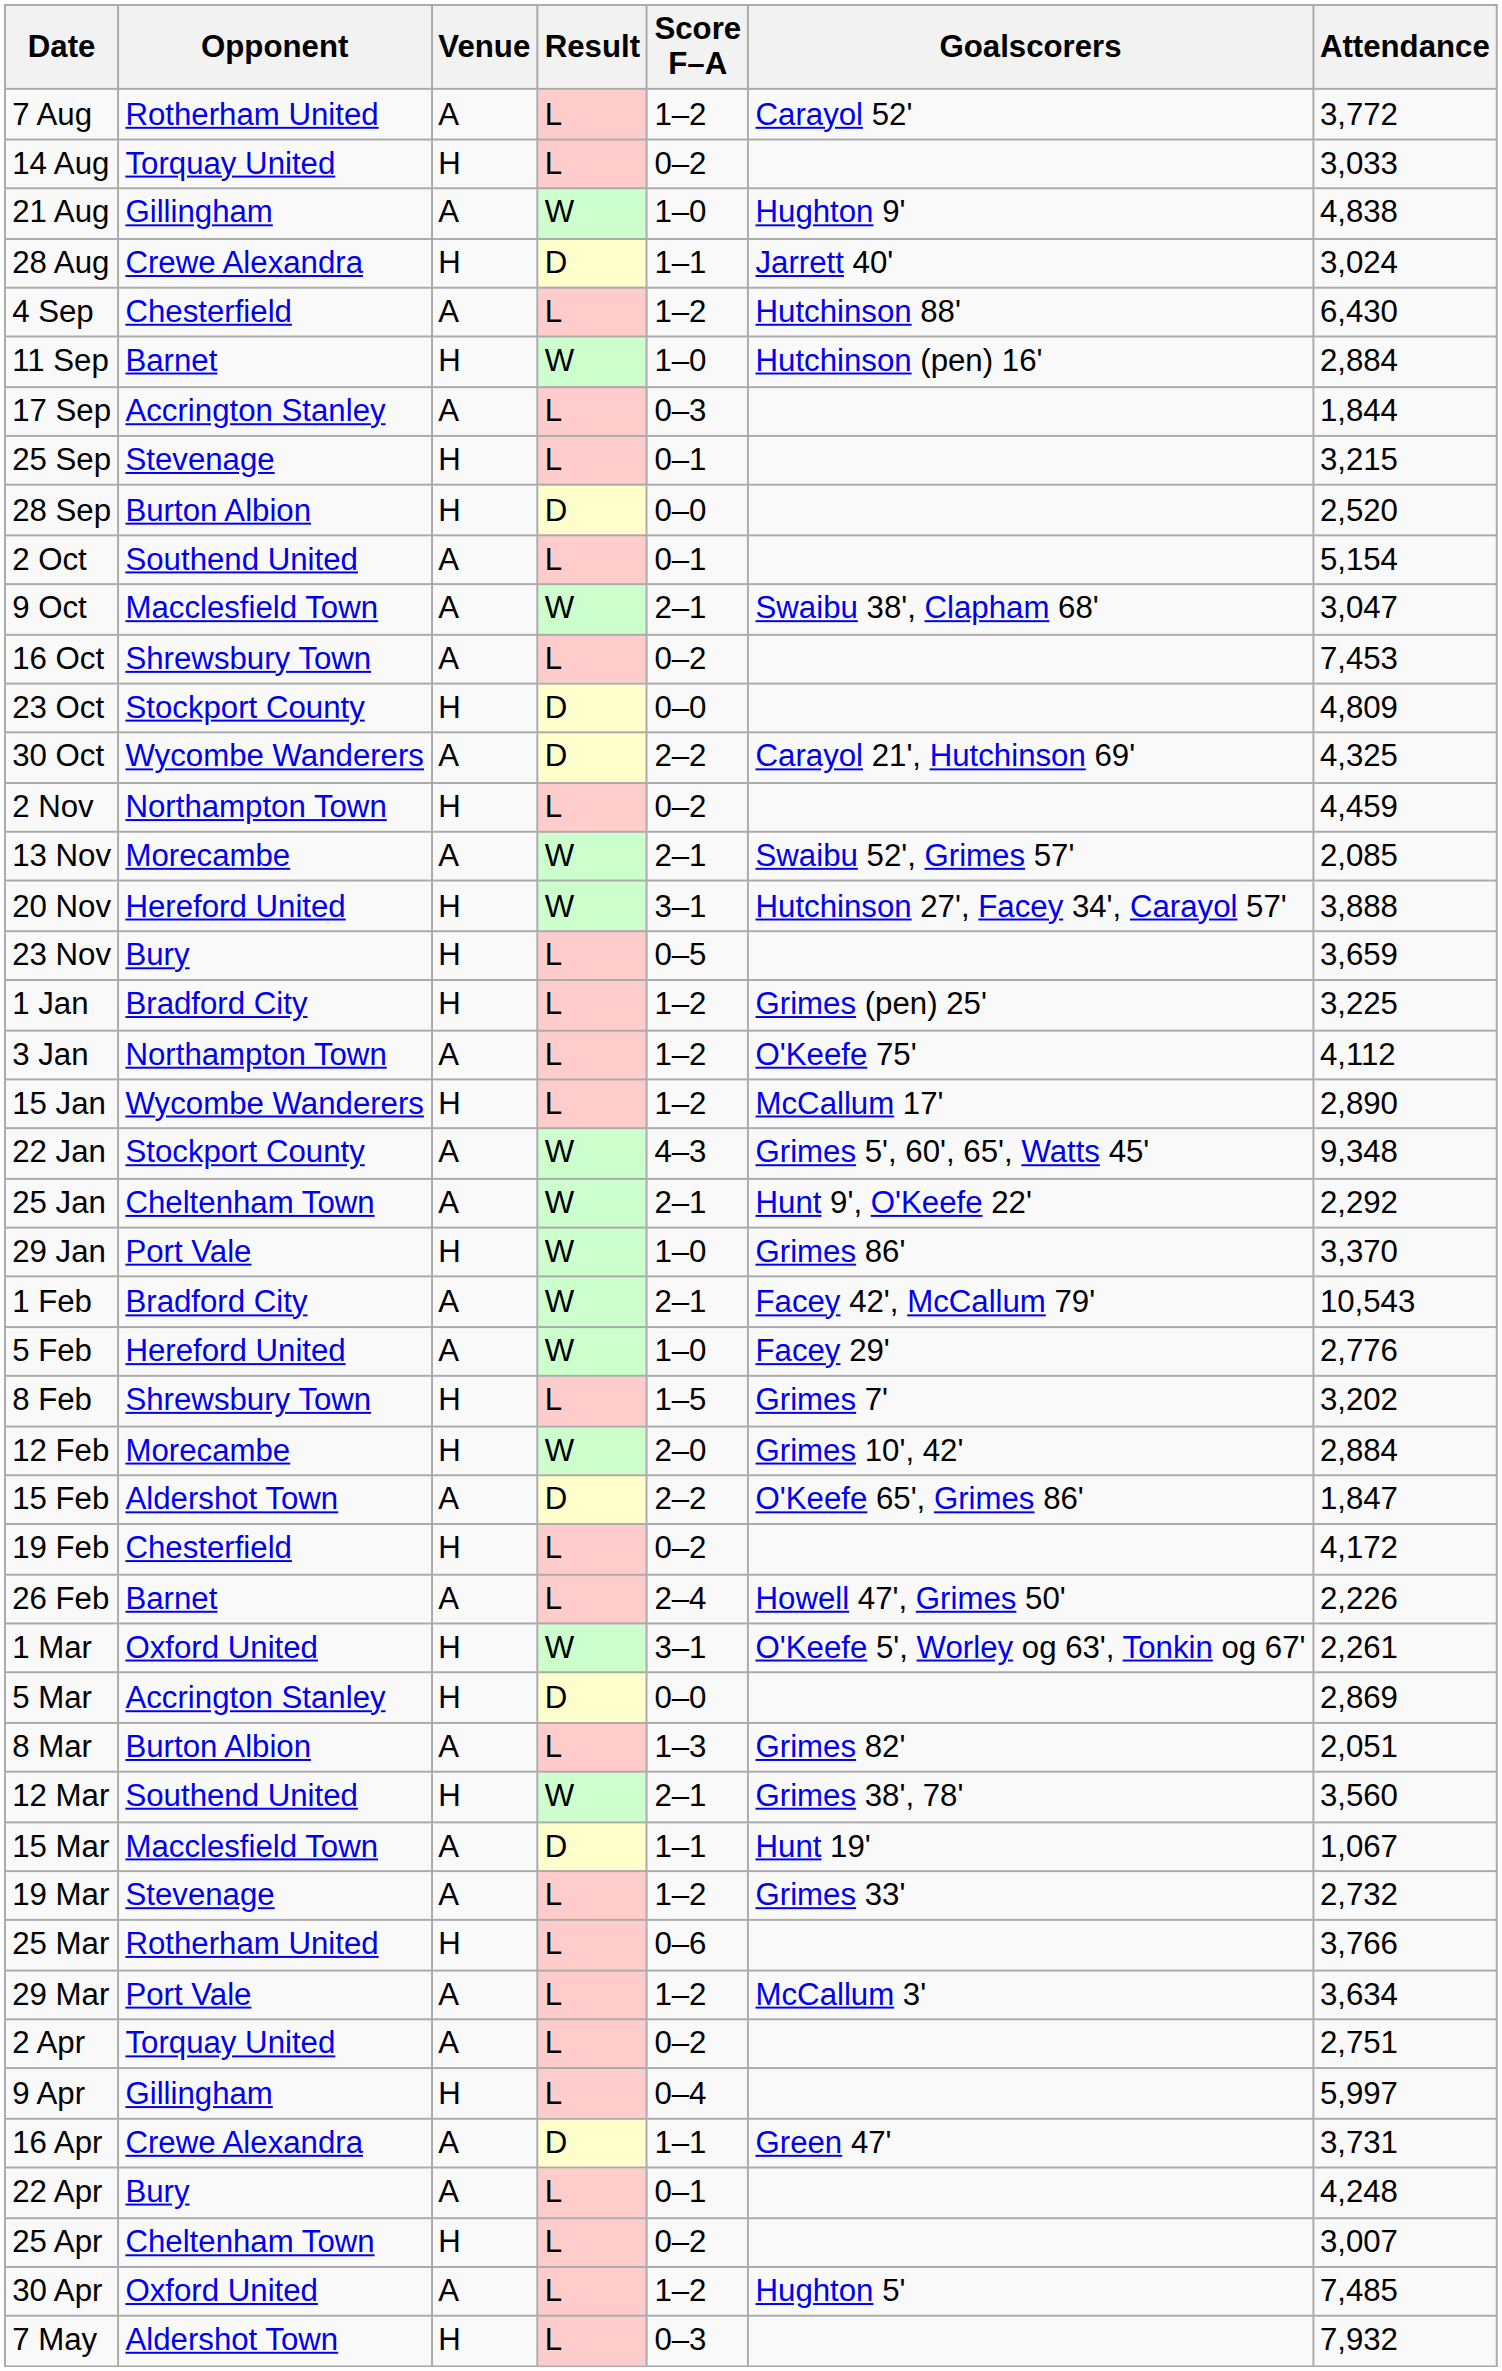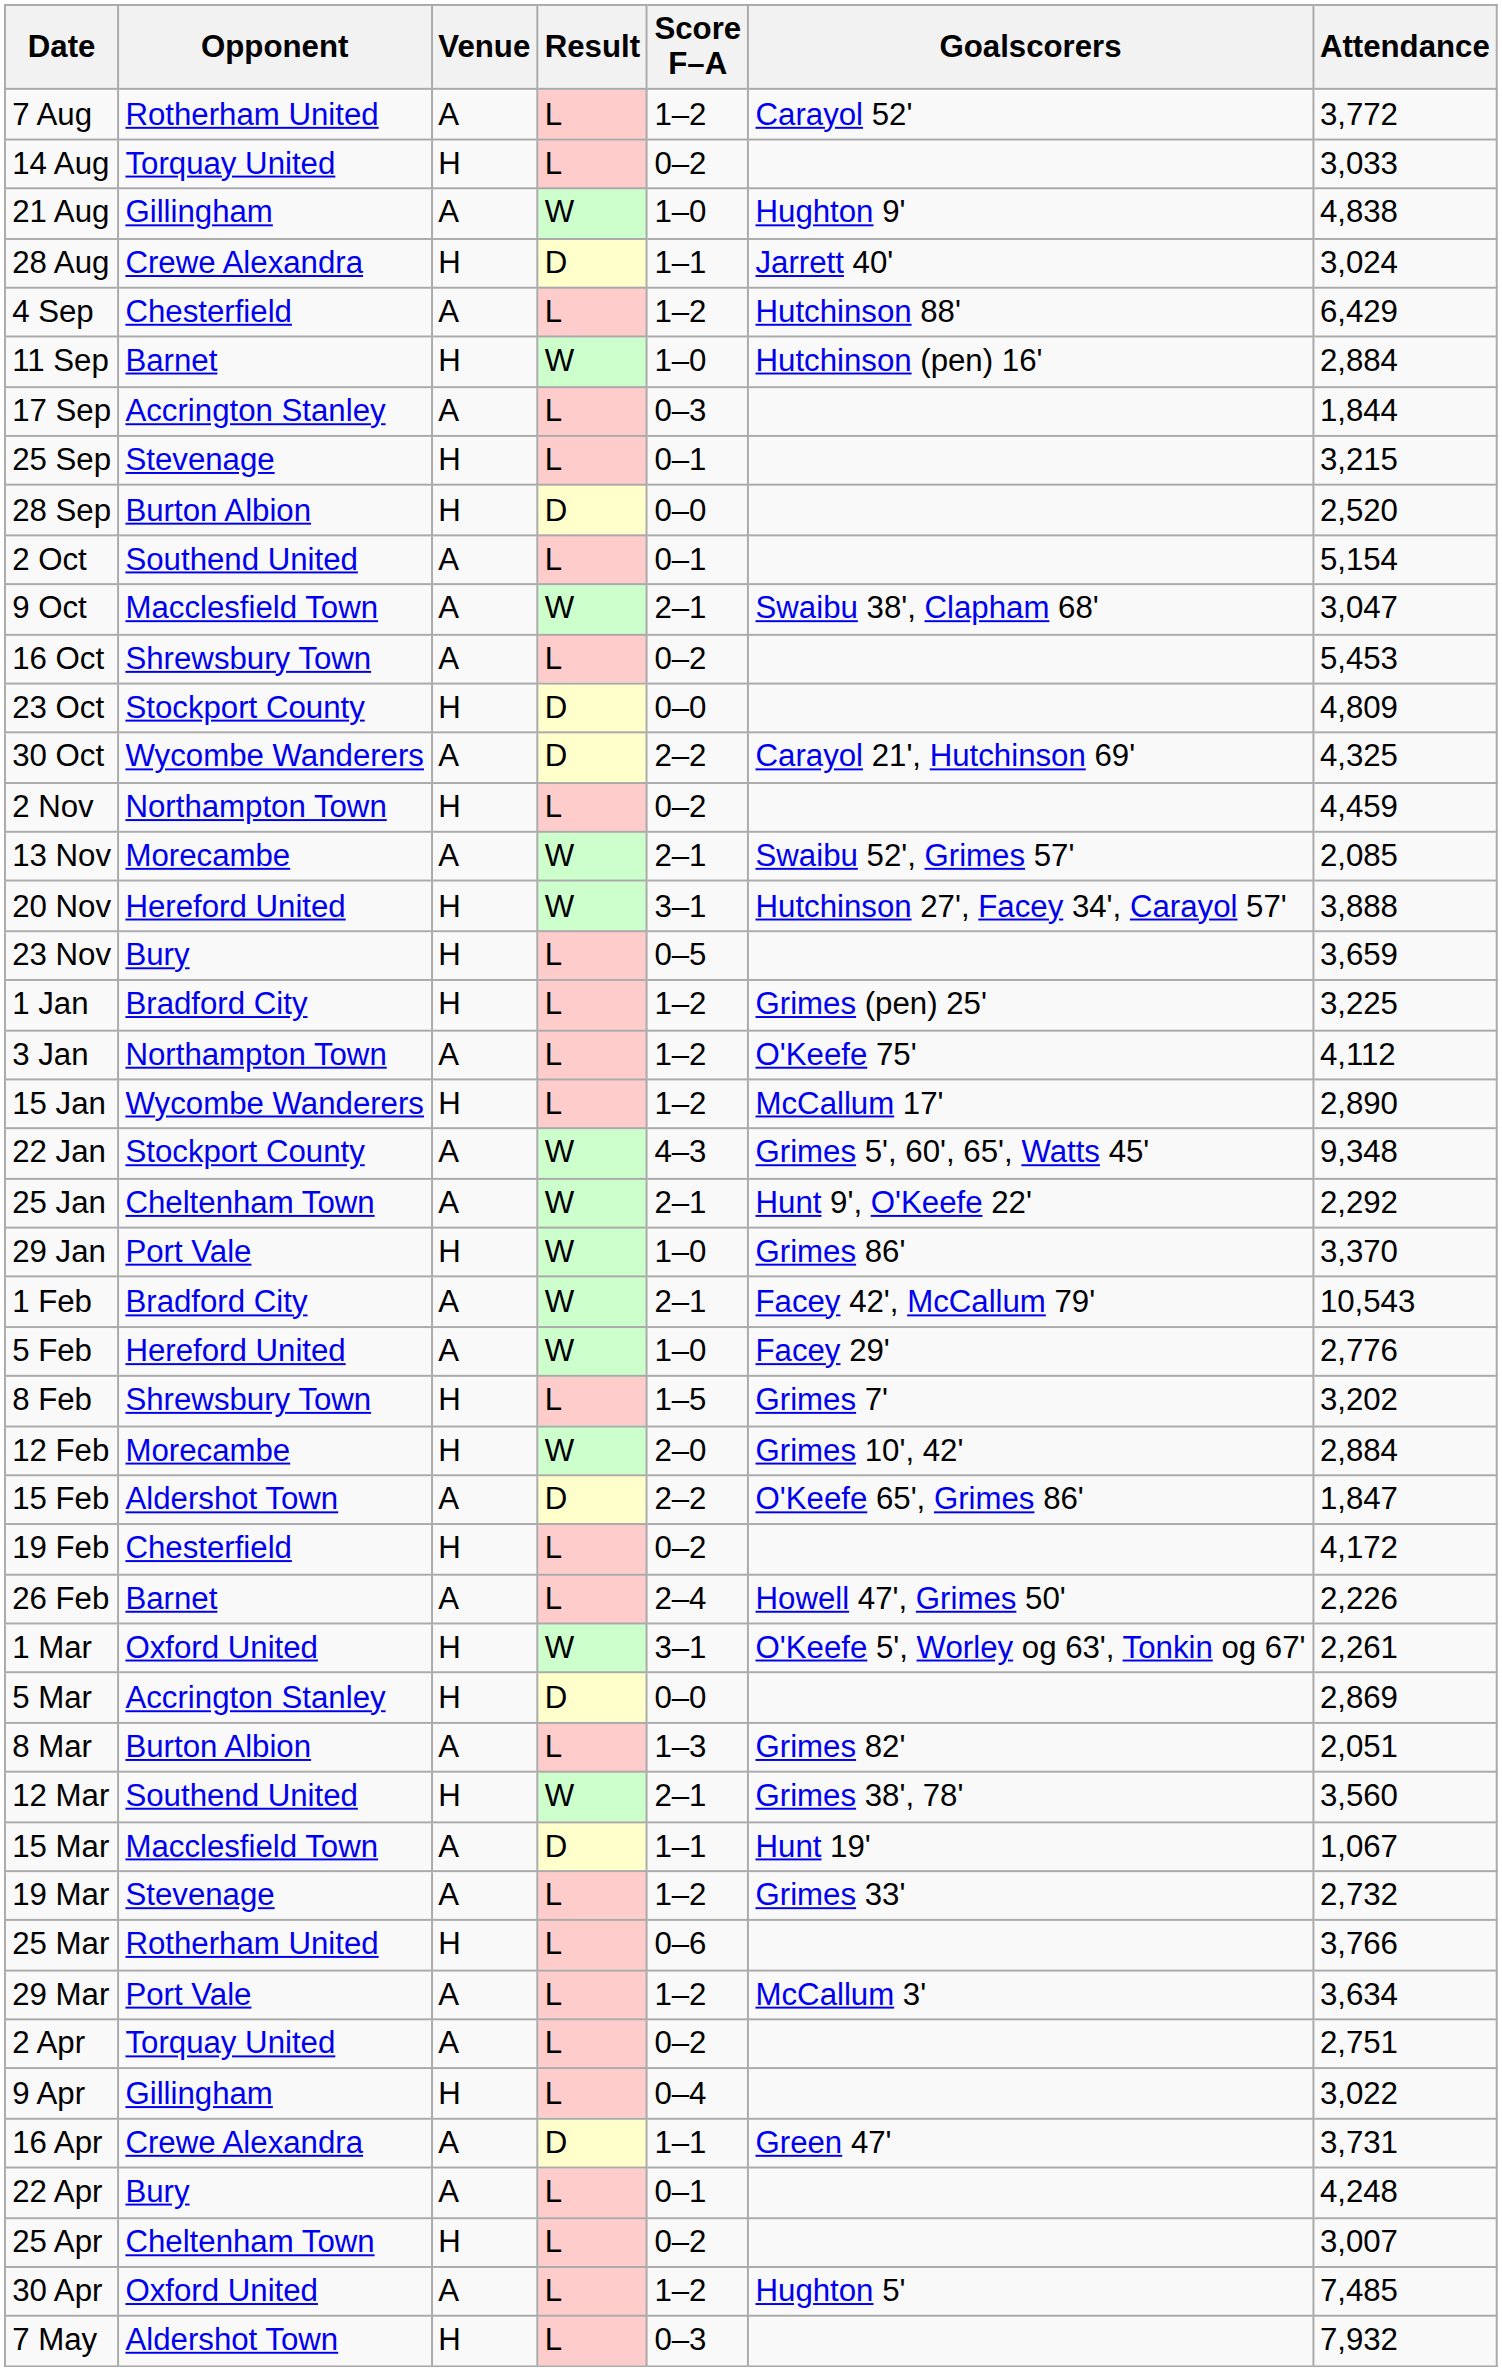(1359, 311) 6,430 -> (1359, 311) 6,429
(1359, 658) 7,453 -> (1359, 658) 5,453
(1359, 2093) 5,997 -> (1359, 2093) 3,022
